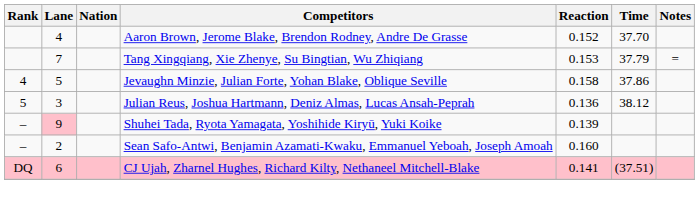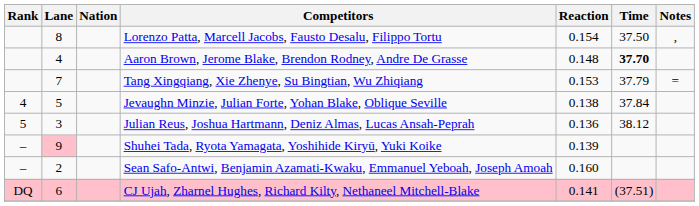+ row: (283, 37)
(584, 37) 0.152 -> (584, 59) 0.148
(634, 37) normal -> (634, 59) bold
(584, 81) 0.158 -> (584, 102) 0.138
(634, 81) 37.86 -> (634, 102) 37.84
